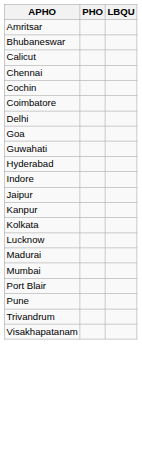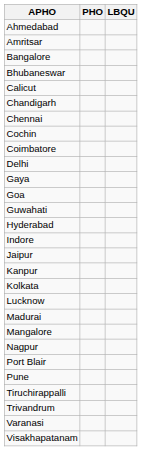+ row: (32, 27)
+ row: (28, 57)
+ row: (31, 103)
+ row: (18, 179)
+ row: (29, 331)
- row: (24, 270)
+ row: (22, 347)
+ row: (36, 392)
+ row: (25, 423)
